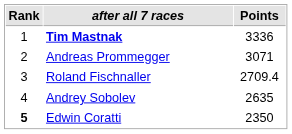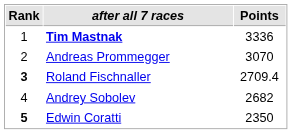(259, 57) 3071 -> (259, 57) 3070
(24, 77) normal -> (24, 77) bold
(259, 97) 2635 -> (259, 97) 2682
